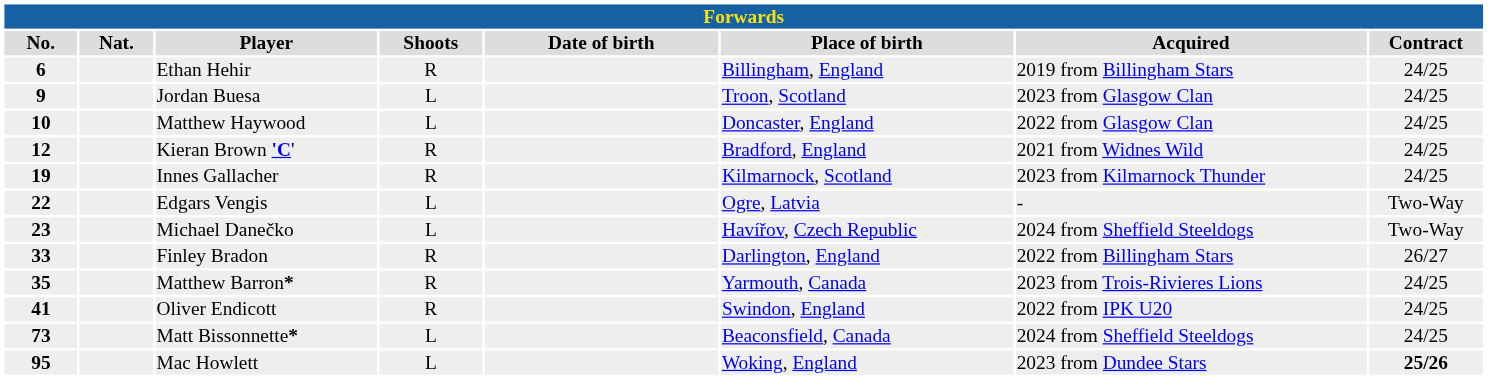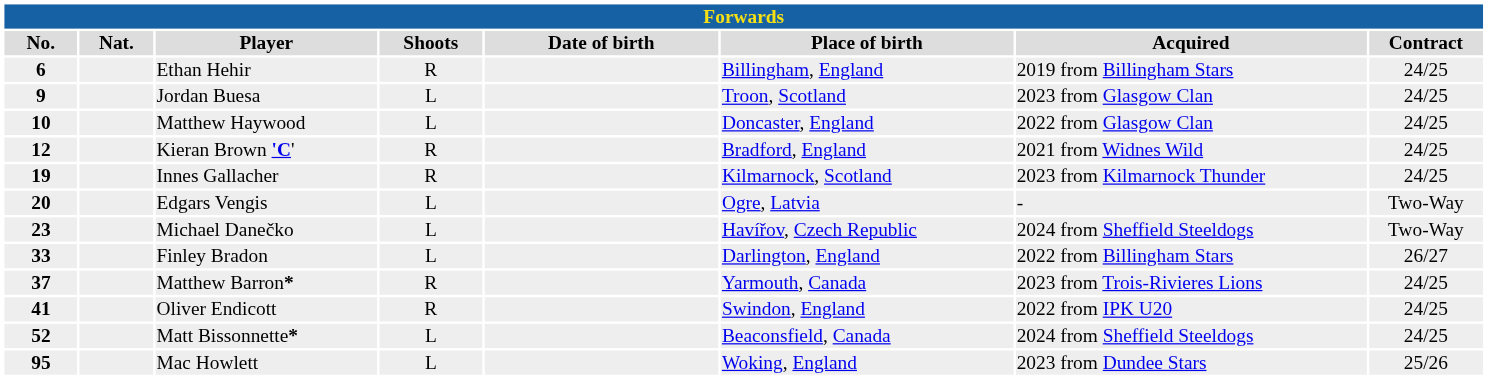(41, 202) 22 -> (41, 202) 20
(431, 255) R -> (431, 255) L
(41, 282) 35 -> (41, 282) 37
(41, 335) 73 -> (41, 335) 52
(1426, 362) bold -> (1426, 362) normal
